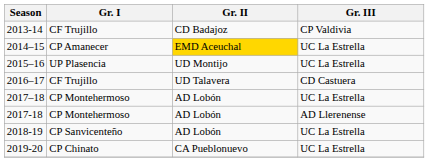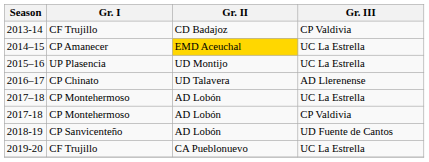(73, 81) CF Trujillo -> (74, 81) CP Chinato
(328, 81) CD Castuera -> (333, 81) AD Llerenense
(333, 115) AD Llerenense -> (326, 115) CP Valdivia
(332, 132) UC La Estrella -> (347, 132) UD Fuente de Cantos
(74, 149) CP Chinato -> (73, 149) CF Trujillo
